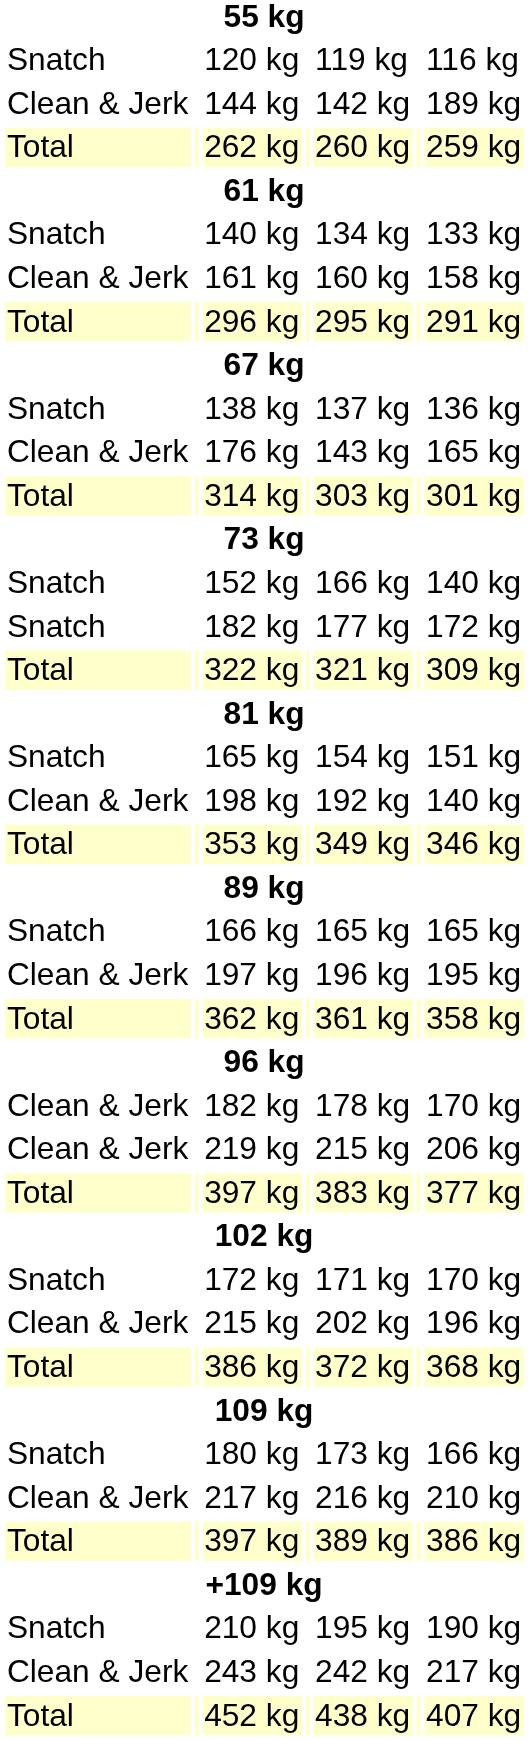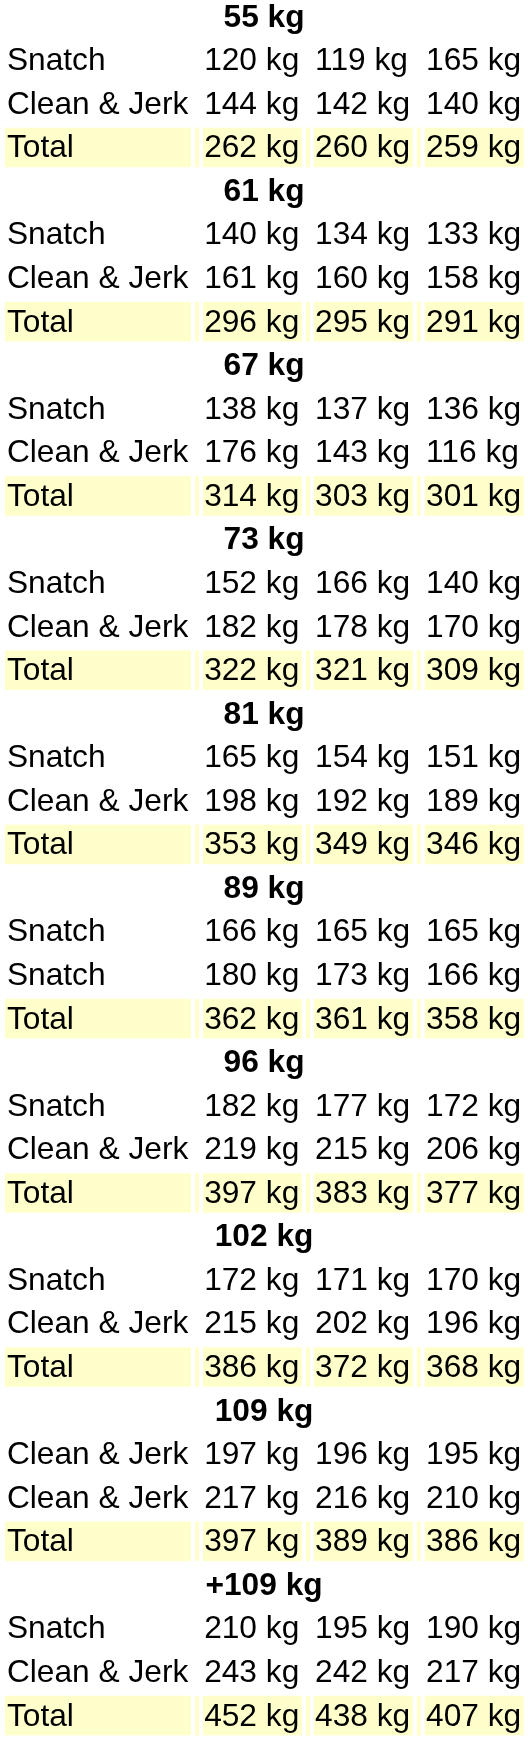(472, 59) 116 kg -> (474, 59) 165 kg
(474, 103) 189 kg -> (474, 103) 140 kg
(474, 451) 165 kg -> (472, 451) 116 kg
rows swapped: (98, 1105) <-> (56, 626)
(474, 800) 140 kg -> (474, 800) 189 kg
rows swapped: (98, 974) <-> (56, 1453)
